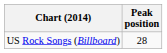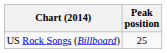(142, 40) 28 -> (142, 40) 25
